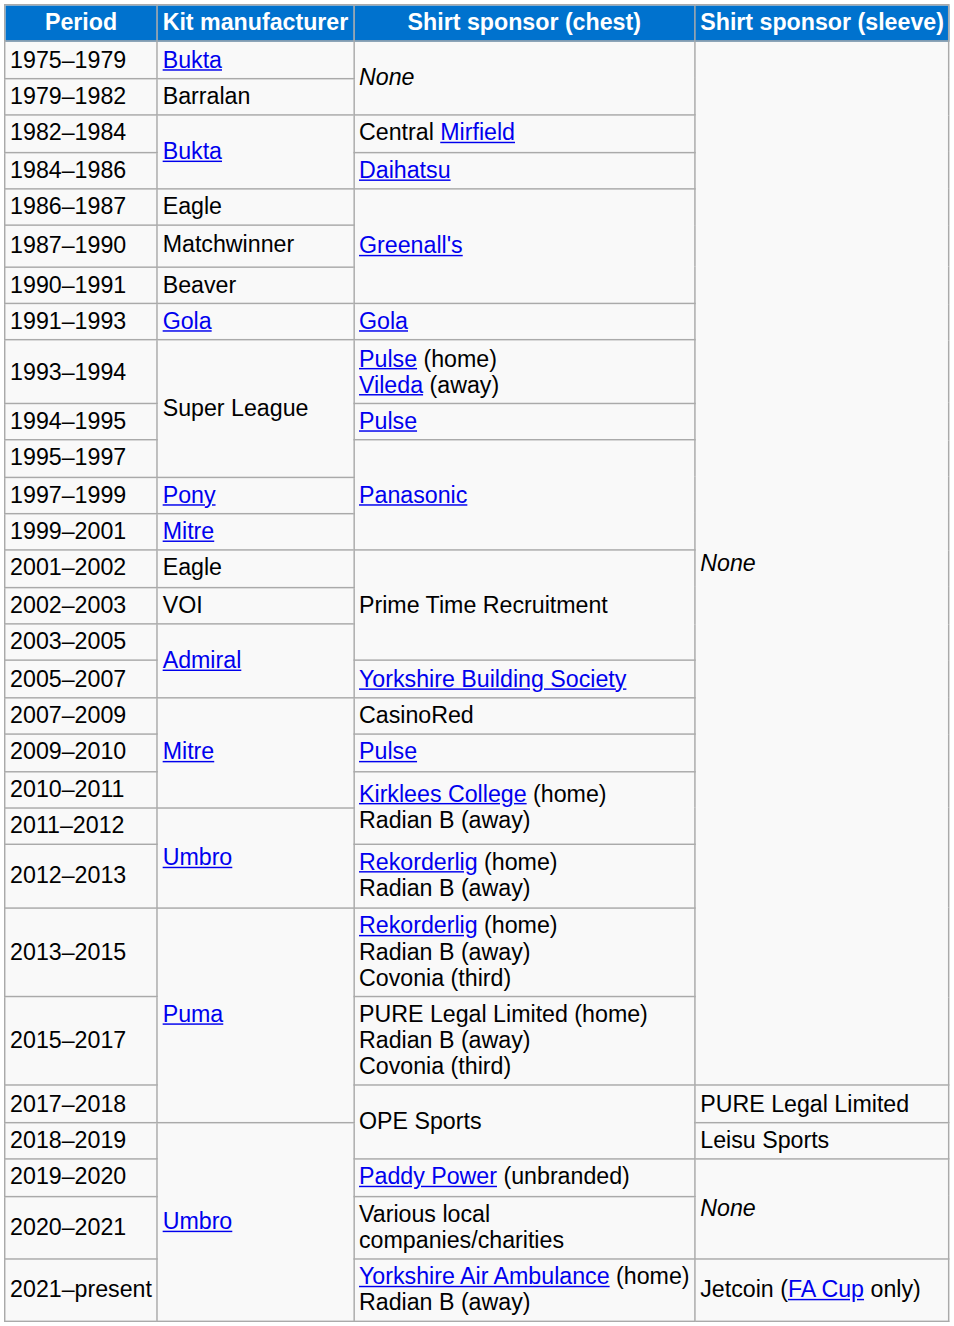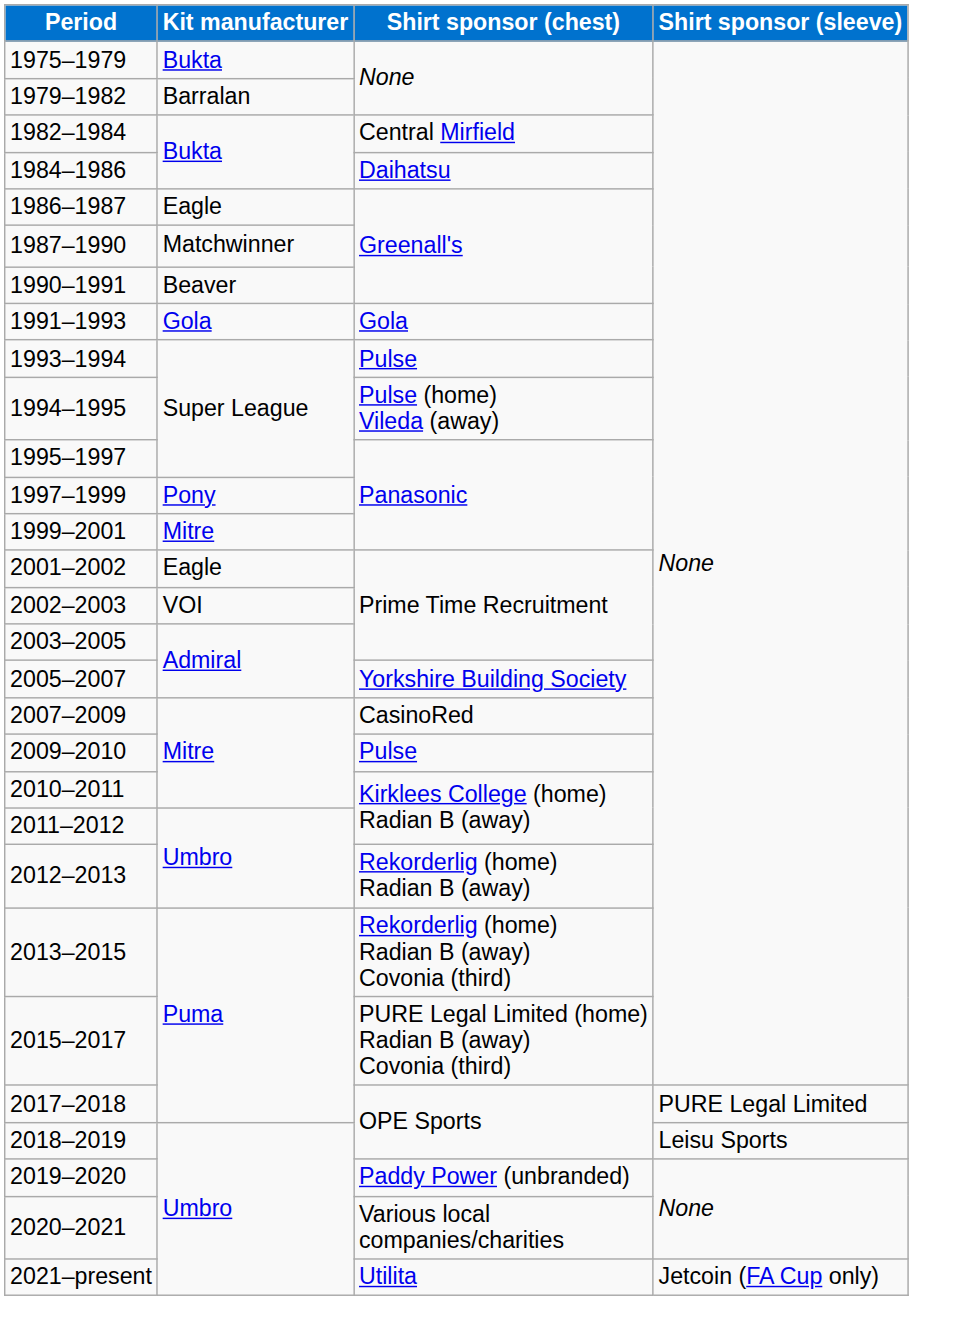(429, 371) Pulse (home) Vileda (away) -> (388, 358) Pulse
(388, 421) Pulse -> (429, 408) Pulse (home) Vileda (away)
(524, 1290) Yorkshire Air Ambulance (home) Radian B (away) -> (388, 1276) Utilita
